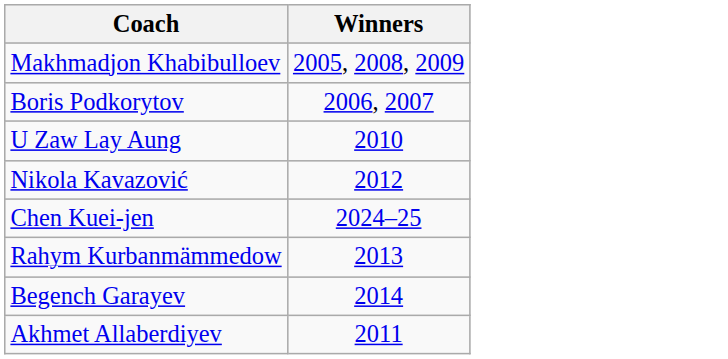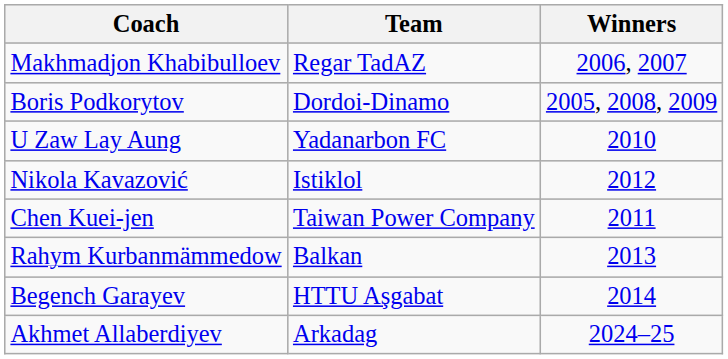+ column: (414, 23)
(379, 62) 2005, 2008, 2009 -> (632, 62) 2006, 2007
(379, 101) 2006, 2007 -> (632, 101) 2005, 2008, 2009
(379, 218) 2024–25 -> (632, 218) 2011
(379, 334) 2011 -> (632, 334) 2024–25
